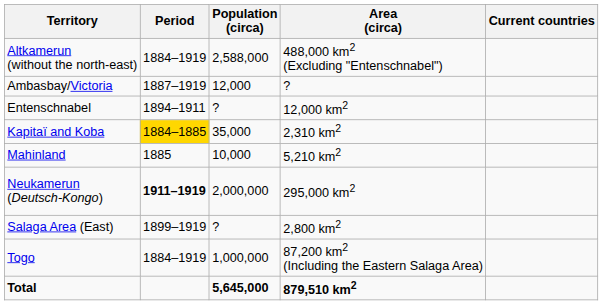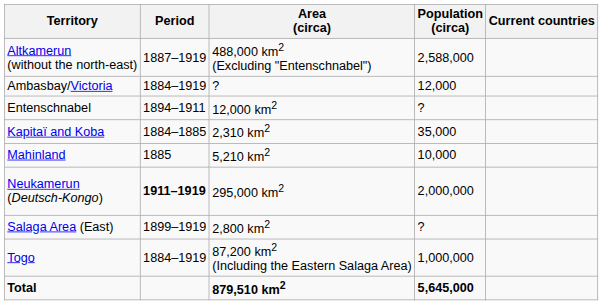columns swapped: (383, 21) <-> (245, 21)
(175, 57) 1884–1919 -> (175, 57) 1887–1919
(175, 86) 1887–1919 -> (175, 86) 1884–1919
(175, 131) gold background -> (175, 131) no background
